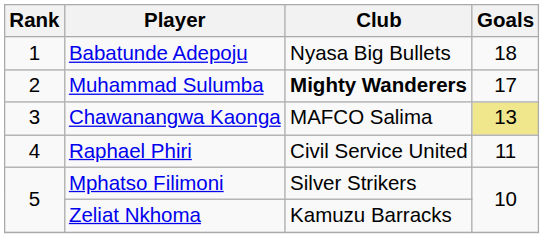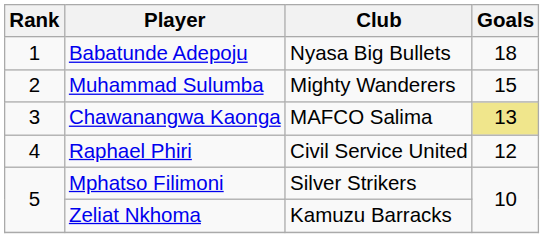(378, 85) bold -> (373, 85) normal
(506, 85) 17 -> (506, 85) 15
(506, 150) 11 -> (506, 150) 12
